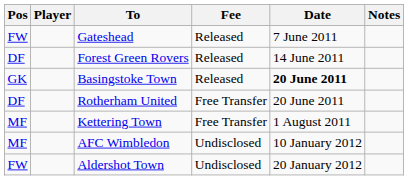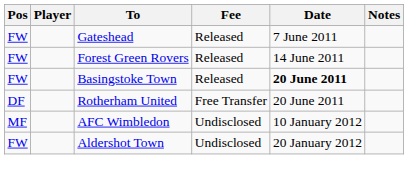(16, 57) DF -> (18, 57) FW
(17, 79) GK -> (18, 79) FW
- row: (120, 121)
